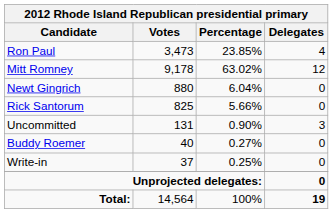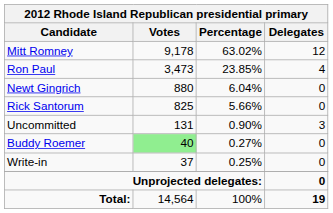rows swapped: (40, 69) <-> (31, 51)
(187, 144) no background -> (187, 144) lightgreen background
